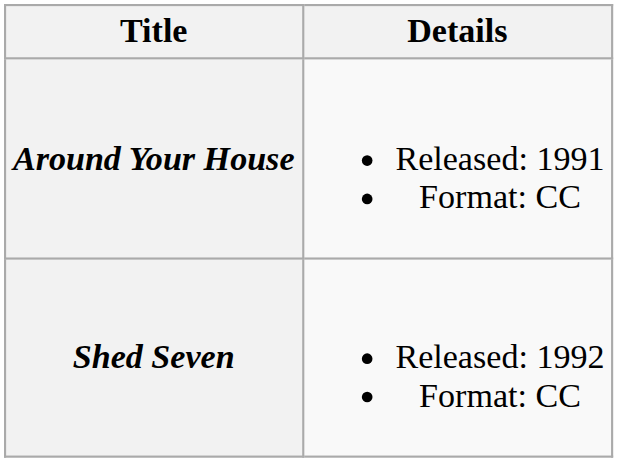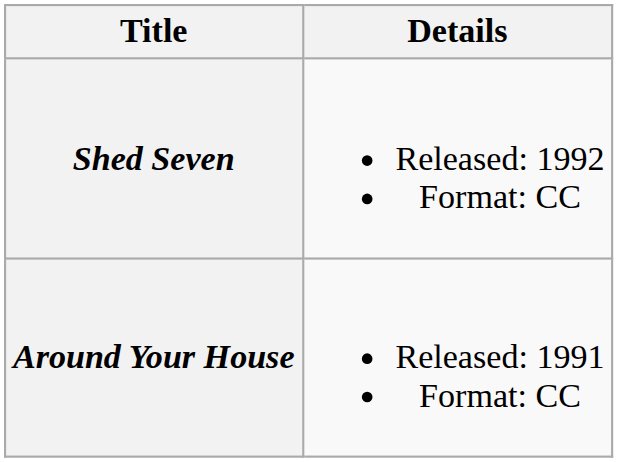rows swapped: (154, 157) <-> (154, 356)
